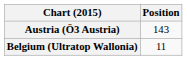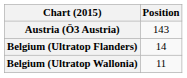+ row: (72, 47)
